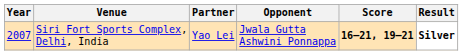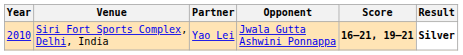(19, 35) 2007 -> (19, 35) 2010
